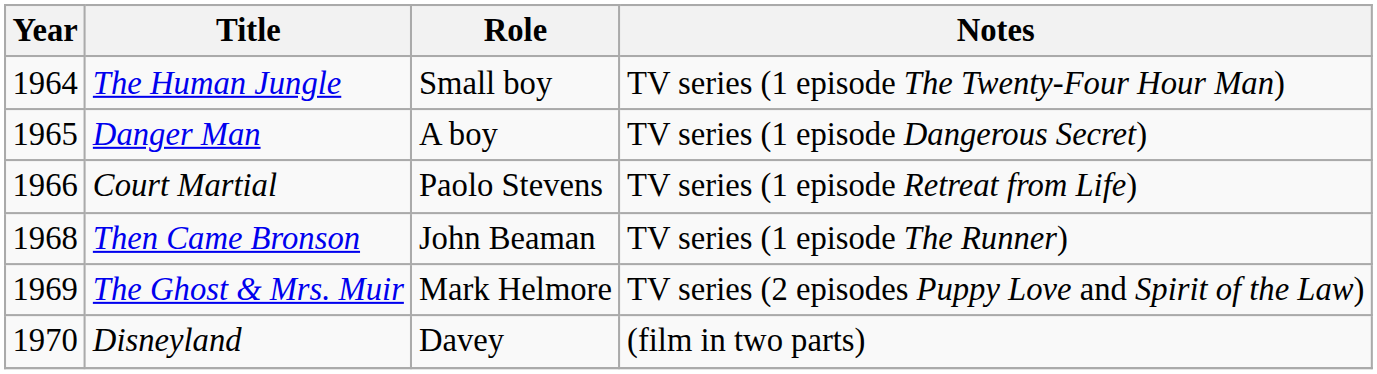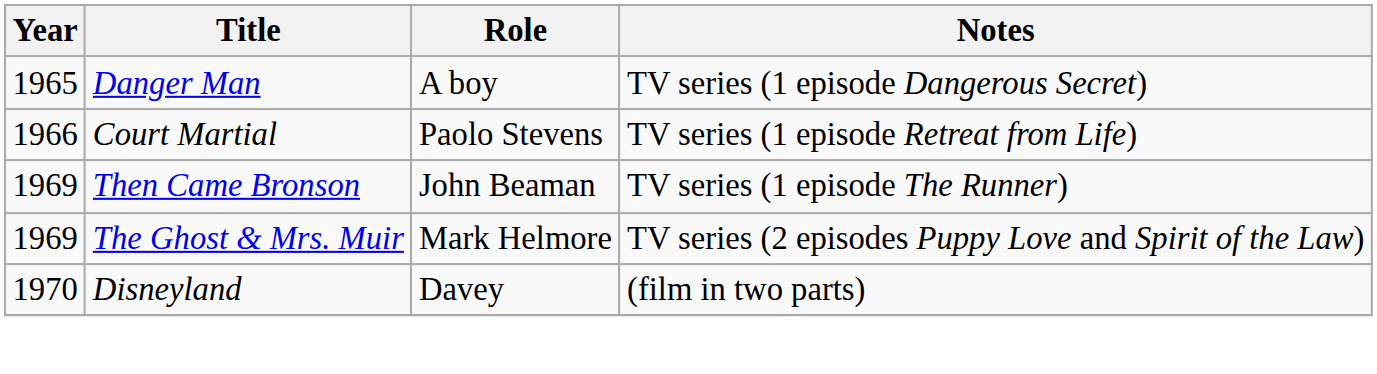- row: (217, 82)
(45, 237) 1968 -> (45, 185) 1969
